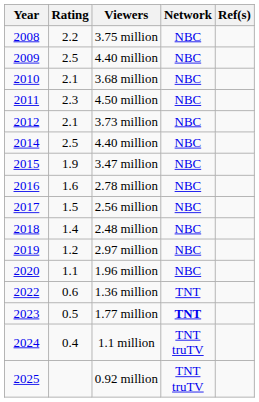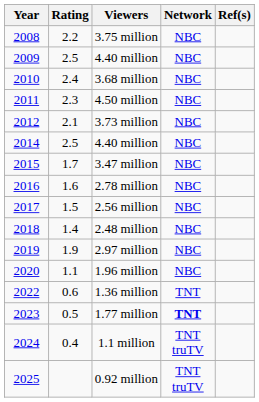(70, 79) 2.1 -> (70, 79) 2.4
(70, 164) 1.9 -> (70, 164) 1.7
(70, 249) 1.2 -> (70, 249) 1.9
